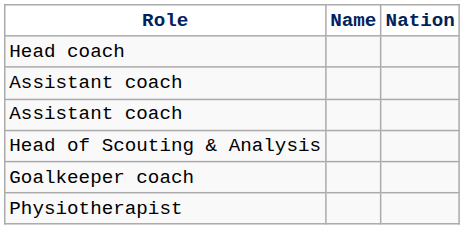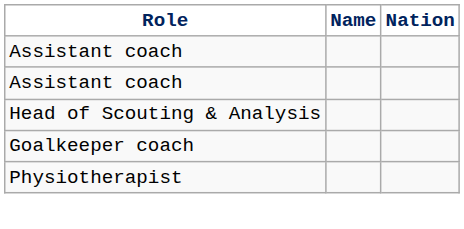- row: (67, 52)
